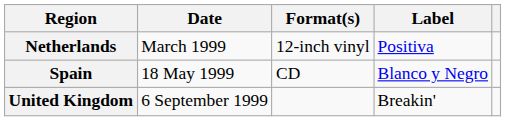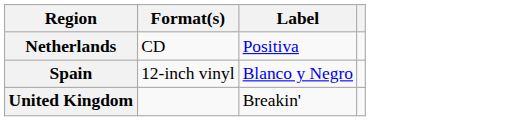- column: (205, 18)
(323, 45) 12-inch vinyl -> (153, 45) CD
(288, 73) CD -> (188, 73) 12-inch vinyl
